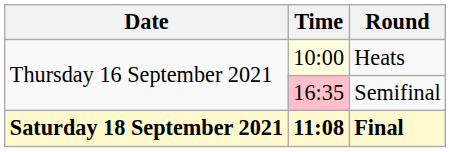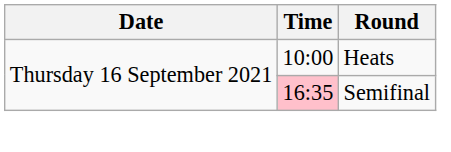(319, 57) lightyellow background -> (308, 57) no background
- row: (379, 127)
